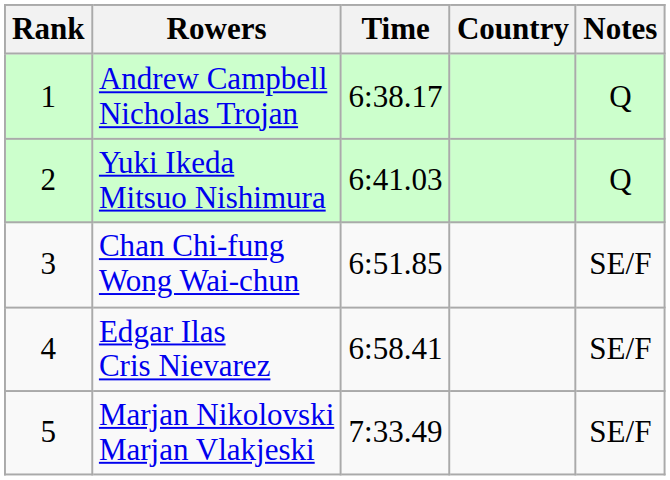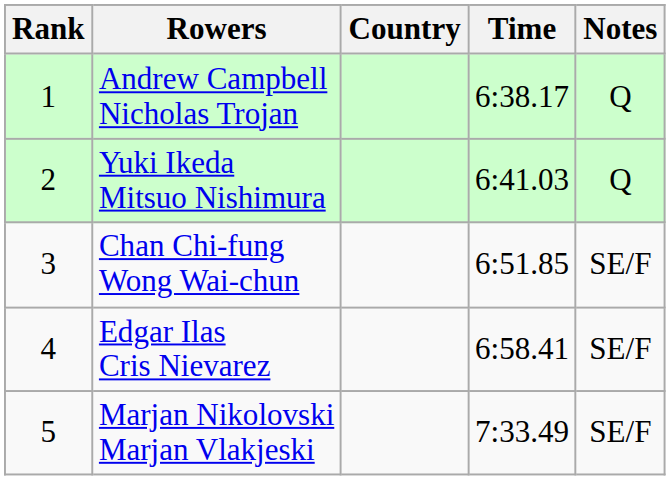columns swapped: (513, 29) <-> (396, 29)
